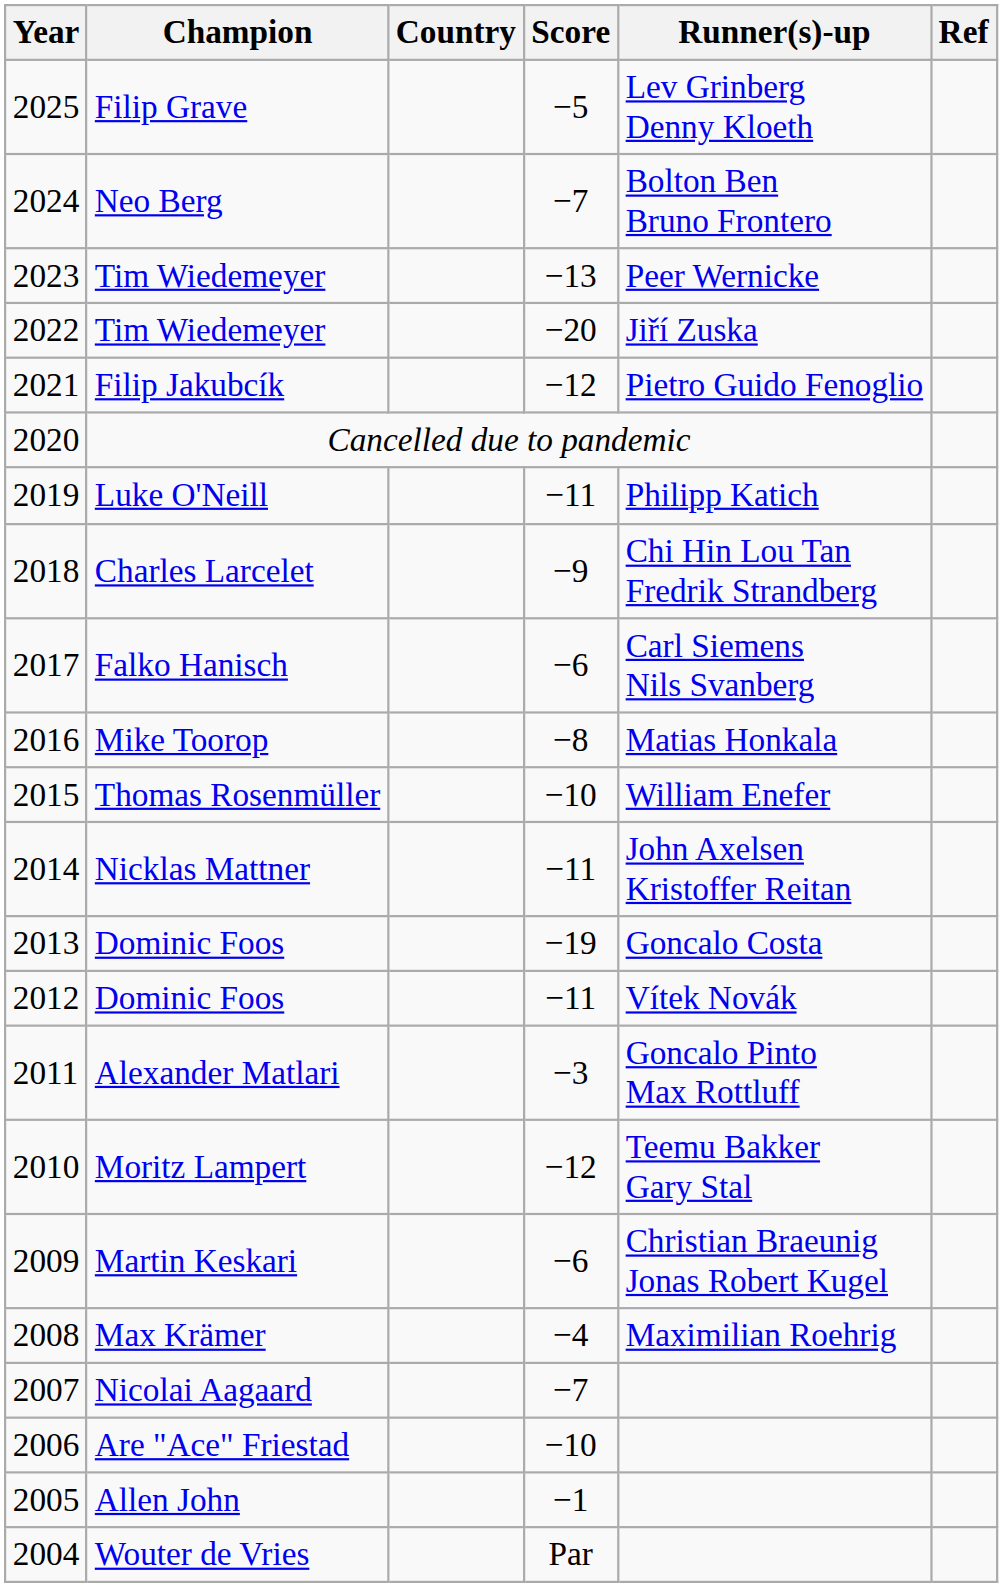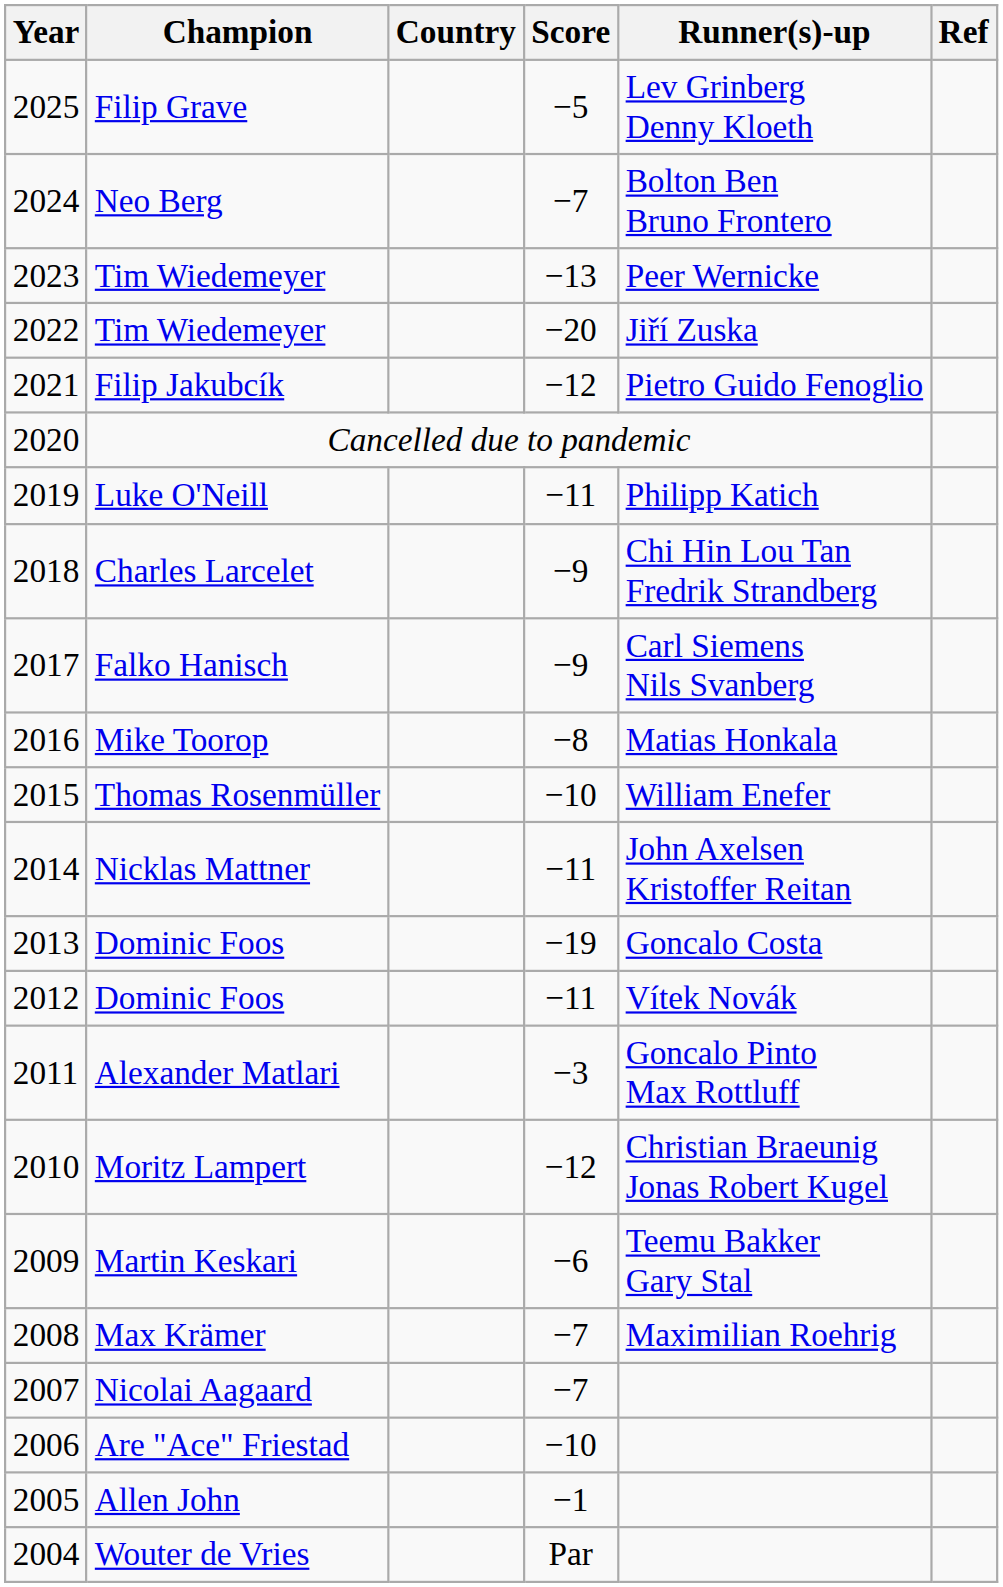(571, 664) −6 -> (571, 664) −9
(723, 1166) Teemu Bakker Gary Stal -> (757, 1166) Christian Braeunig Jonas Robert Kugel
(757, 1260) Christian Braeunig Jonas Robert Kugel -> (723, 1260) Teemu Bakker Gary Stal
(571, 1335) −4 -> (571, 1335) −7
